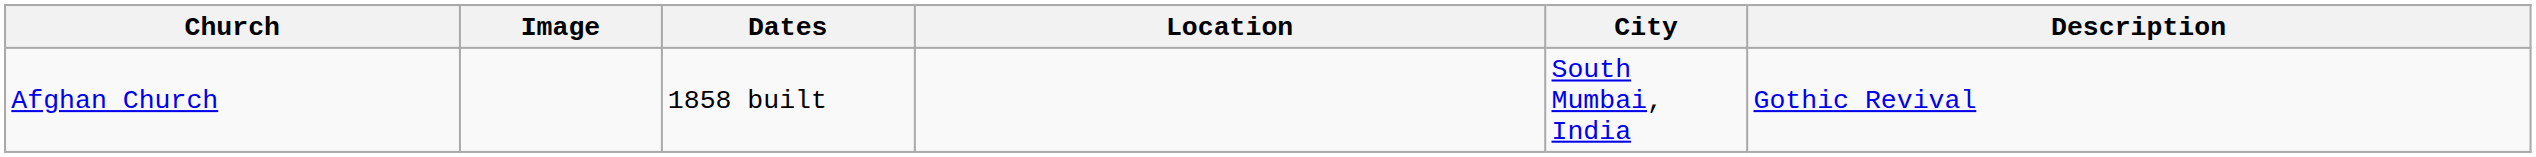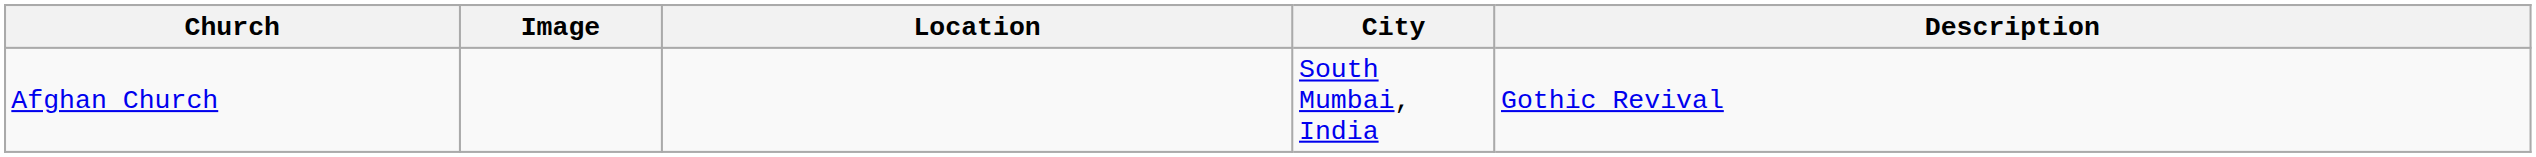- column: (788, 27)
